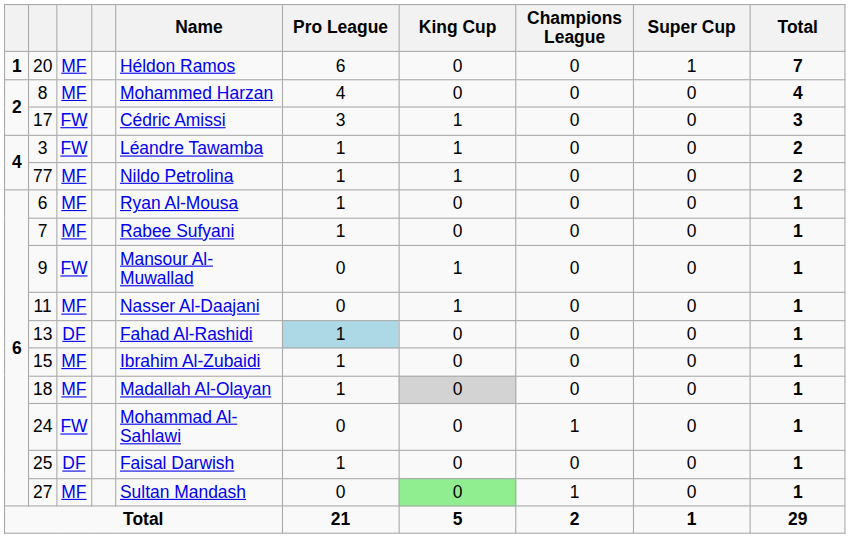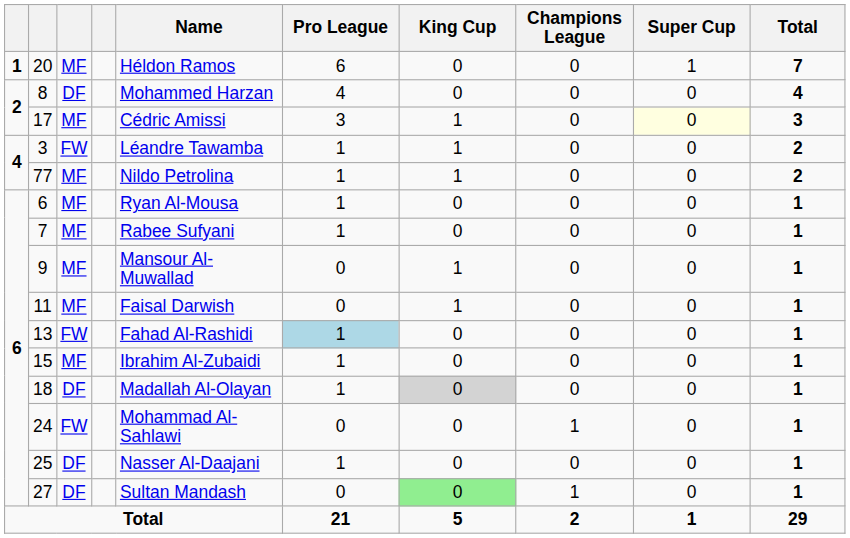(74, 93) MF -> (74, 93) DF
(74, 120) FW -> (74, 120) MF
(692, 120) no background -> (692, 120) lightyellow background
(74, 269) FW -> (74, 269) MF
(190, 306) Nasser Al-Daajani -> (177, 306) Faisal Darwish
(74, 334) DF -> (74, 334) FW
(74, 389) MF -> (74, 389) DF
(177, 464) Faisal Darwish -> (190, 464) Nasser Al-Daajani
(74, 492) MF -> (74, 492) DF
